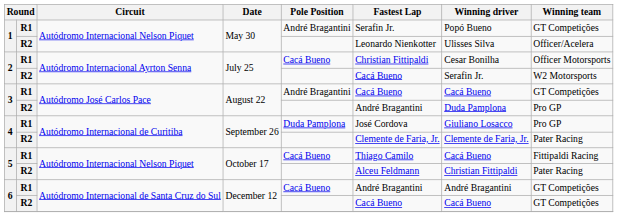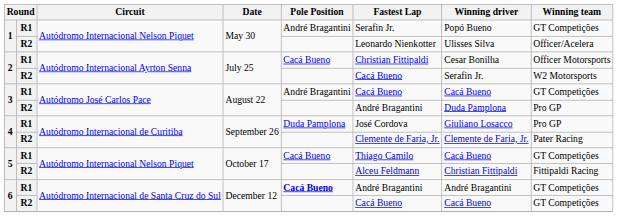(566, 155) Fittipaldi Racing -> (566, 155) GT Competições
(558, 171) Pater Racing -> (566, 171) Fittipaldi Racing
(307, 187) normal -> (308, 187) bold
